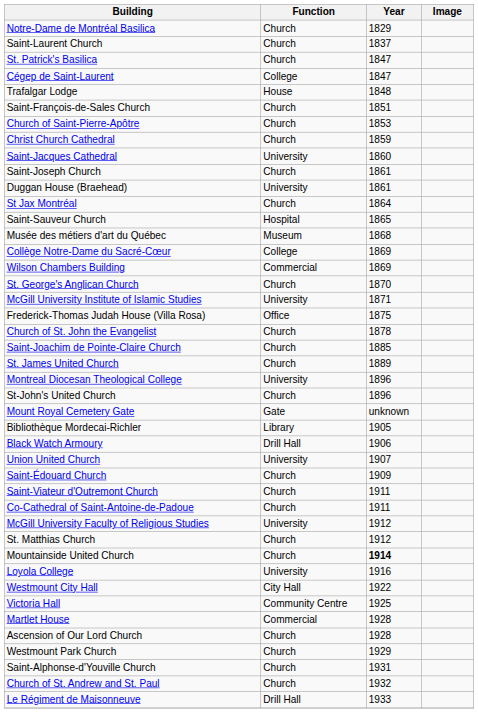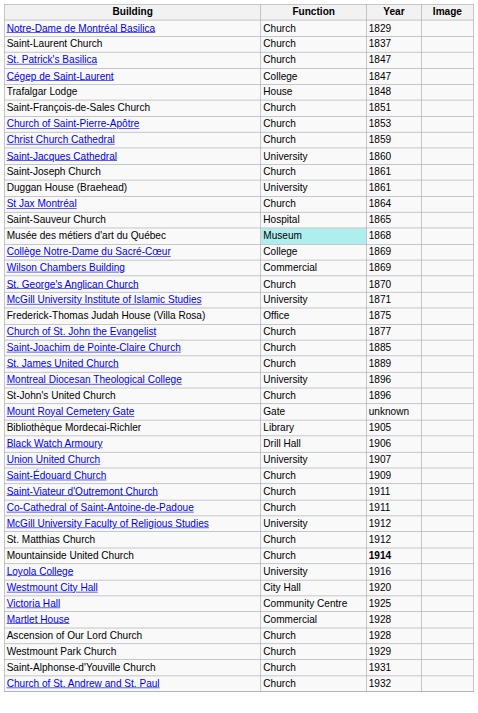(283, 236) no background -> (283, 236) paleturquoise background
(380, 332) 1878 -> (380, 332) 1877
(380, 587) 1922 -> (380, 587) 1920
- row: (74, 699)
